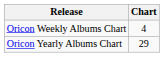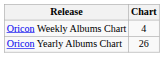(144, 44) 29 -> (144, 44) 26
